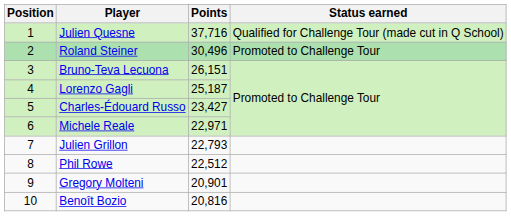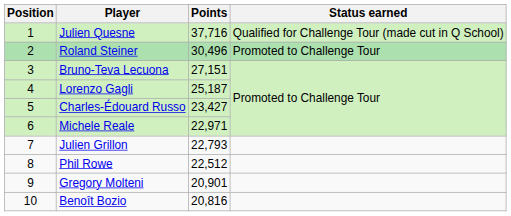(209, 70) 26,151 -> (209, 70) 27,151
